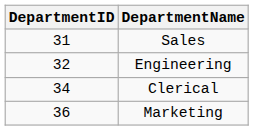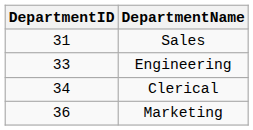(62, 65) 32 -> (62, 65) 33
